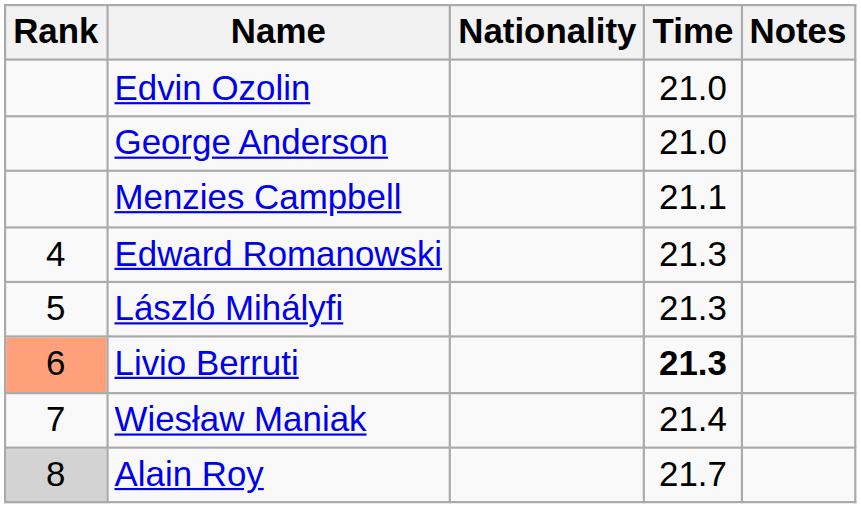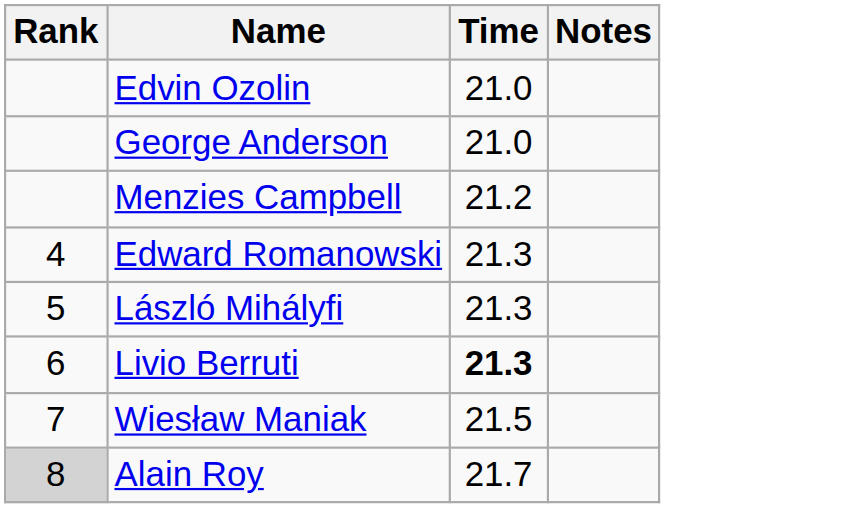- column: (547, 32)
(693, 198) 21.1 -> (499, 198) 21.2
(56, 364) lightsalmon background -> (56, 364) no background
(693, 419) 21.4 -> (499, 419) 21.5
